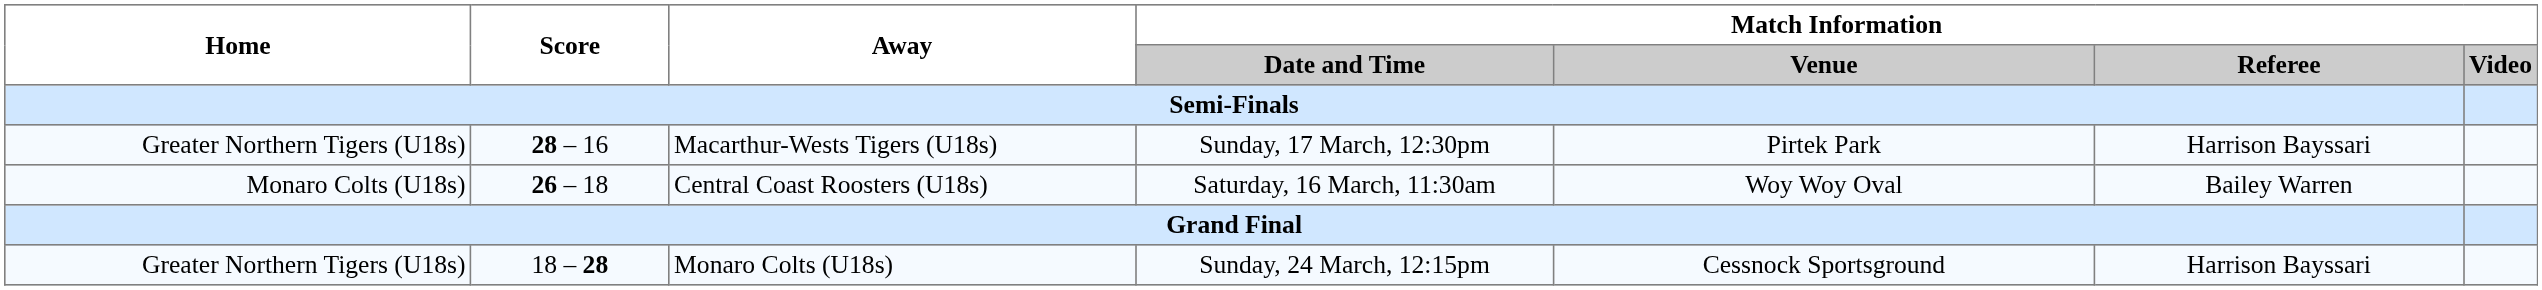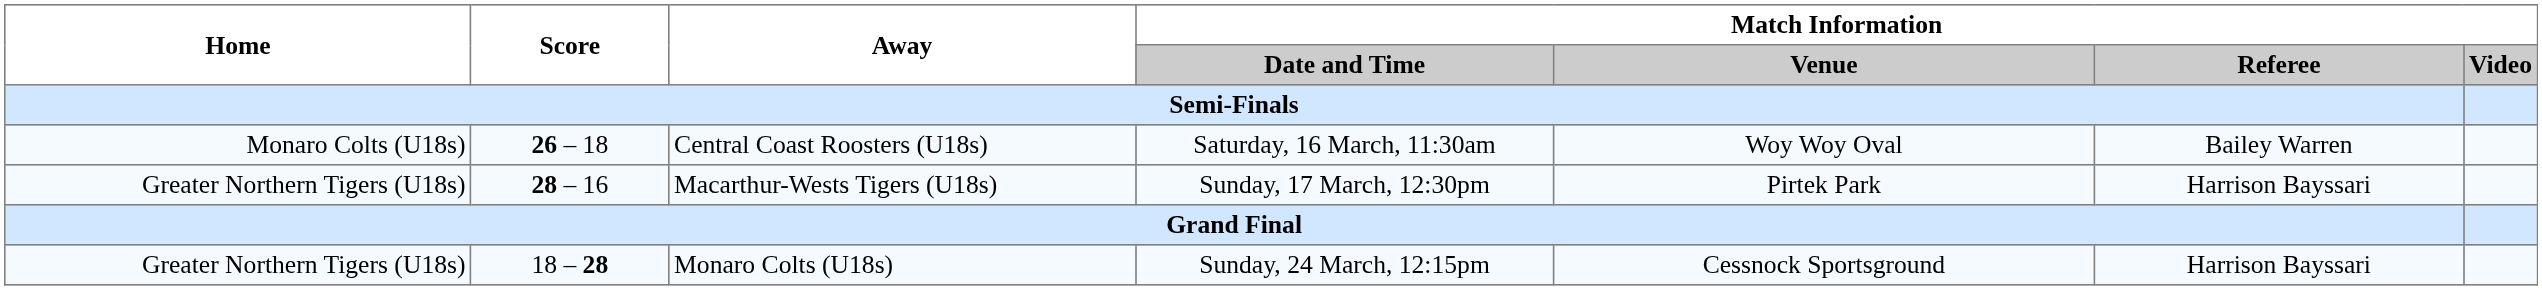rows swapped: (831, 184) <-> (836, 144)
